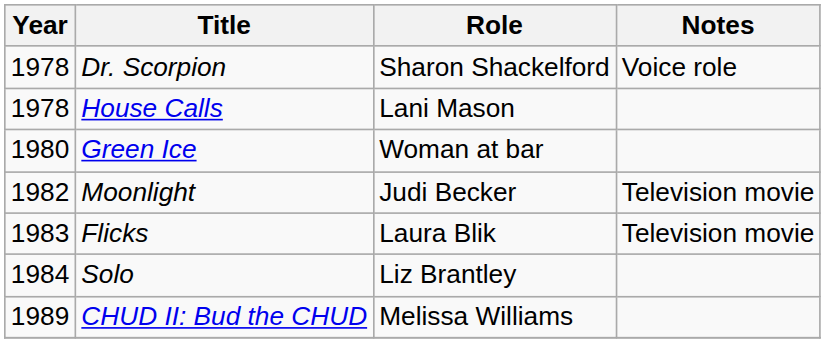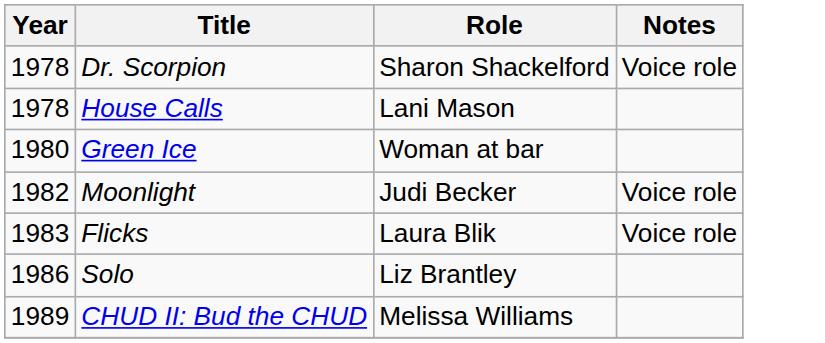(718, 191) Television movie -> (679, 191) Voice role
(718, 233) Television movie -> (679, 233) Voice role
(40, 274) 1984 -> (40, 274) 1986
